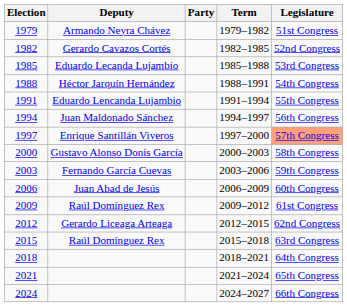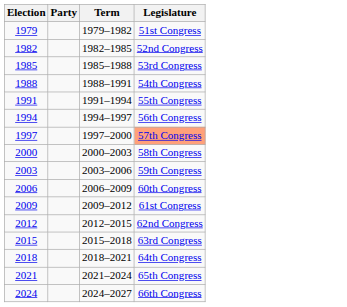- column: (117, 13)
